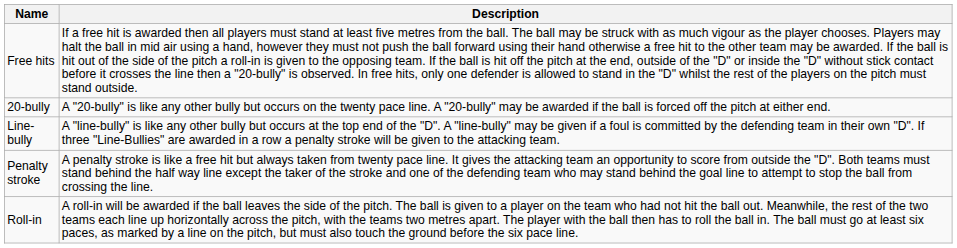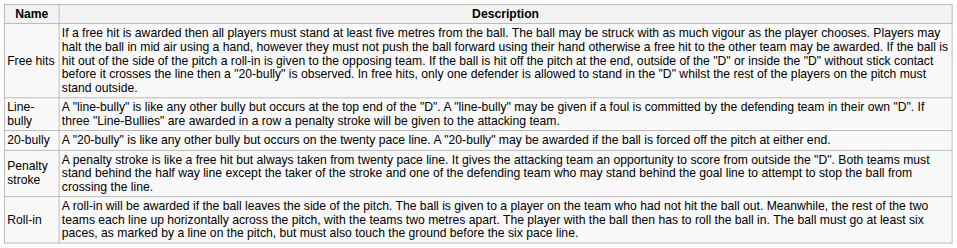rows swapped: (28, 107) <-> (21, 133)
